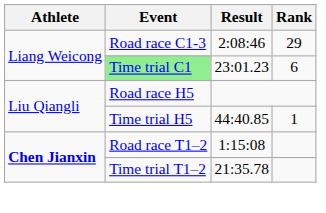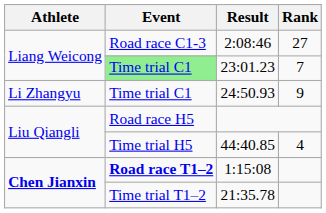(294, 43) 29 -> (300, 43) 27
(294, 68) 6 -> (300, 68) 7
+ row: (248, 93)
(294, 119) 1 -> (300, 144) 4
(158, 144) normal -> (161, 170) bold
